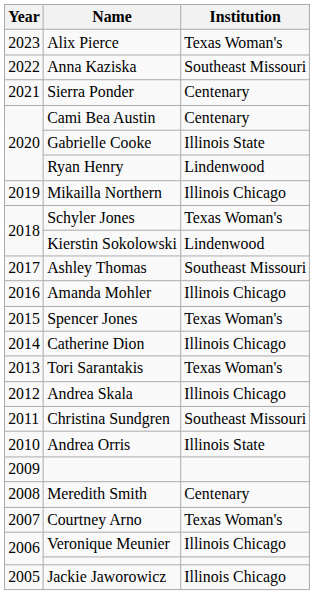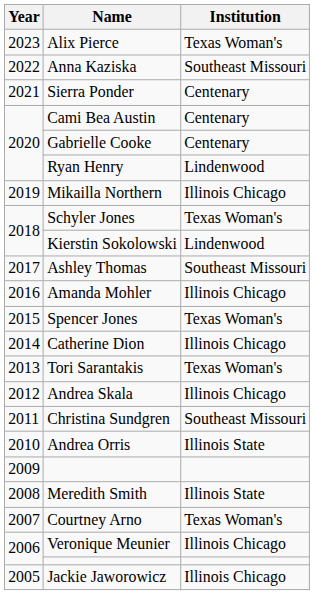(224, 142) Illinois State -> (217, 142) Centenary
(217, 494) Centenary -> (224, 494) Illinois State
